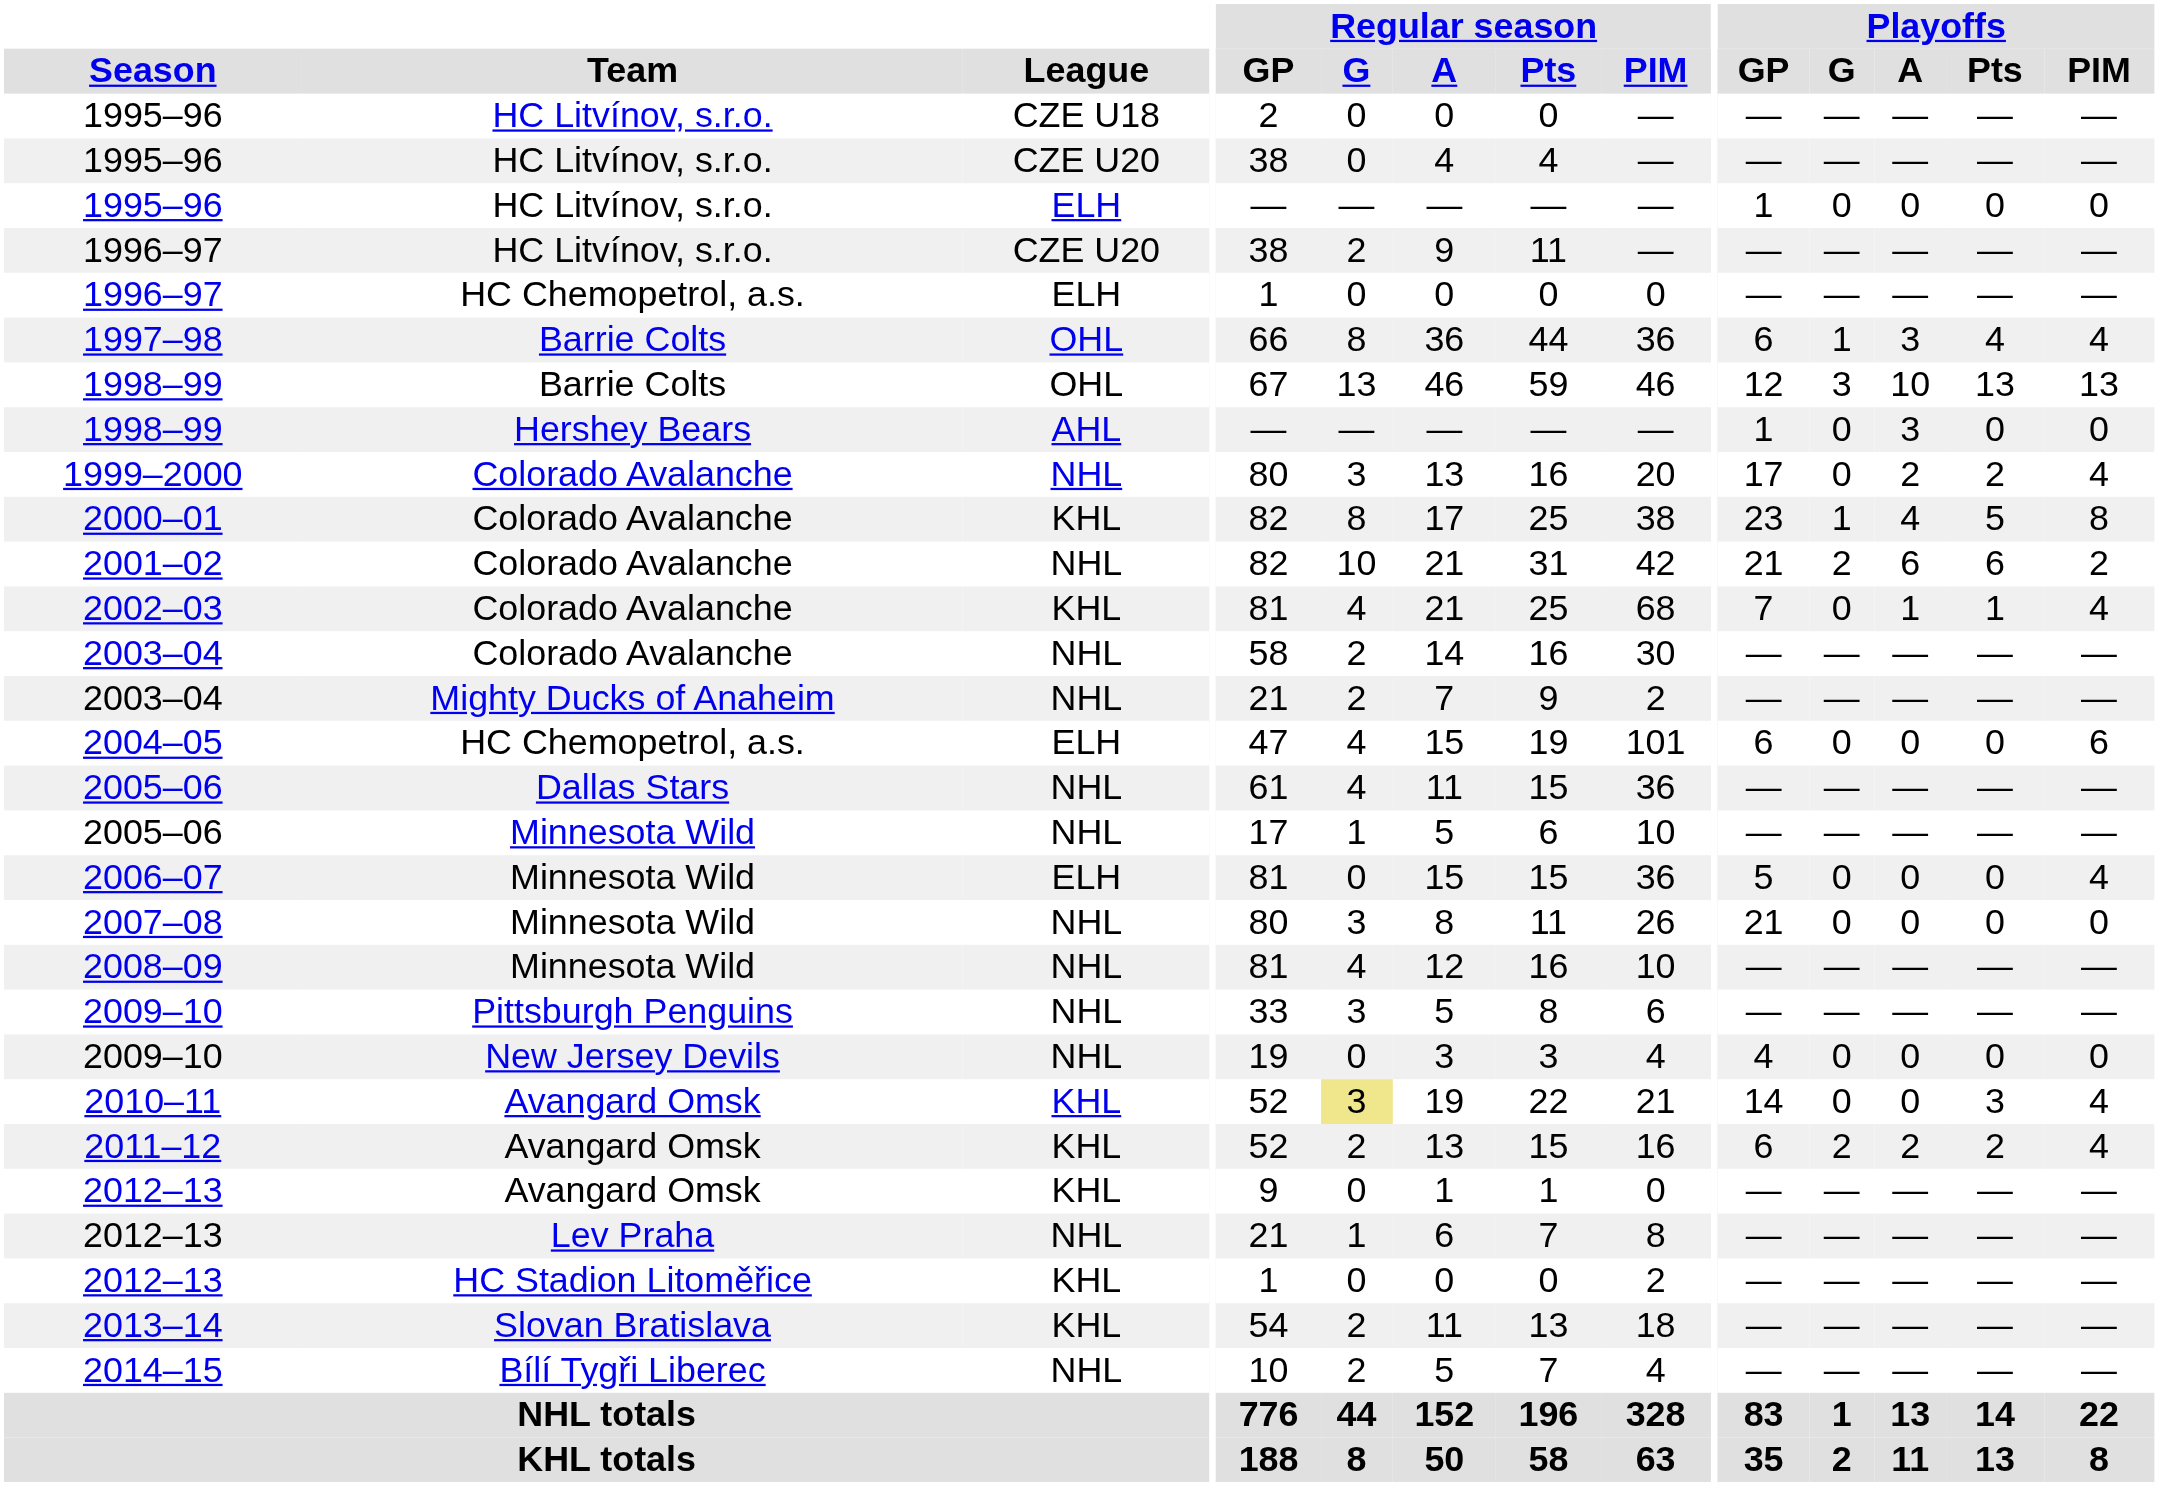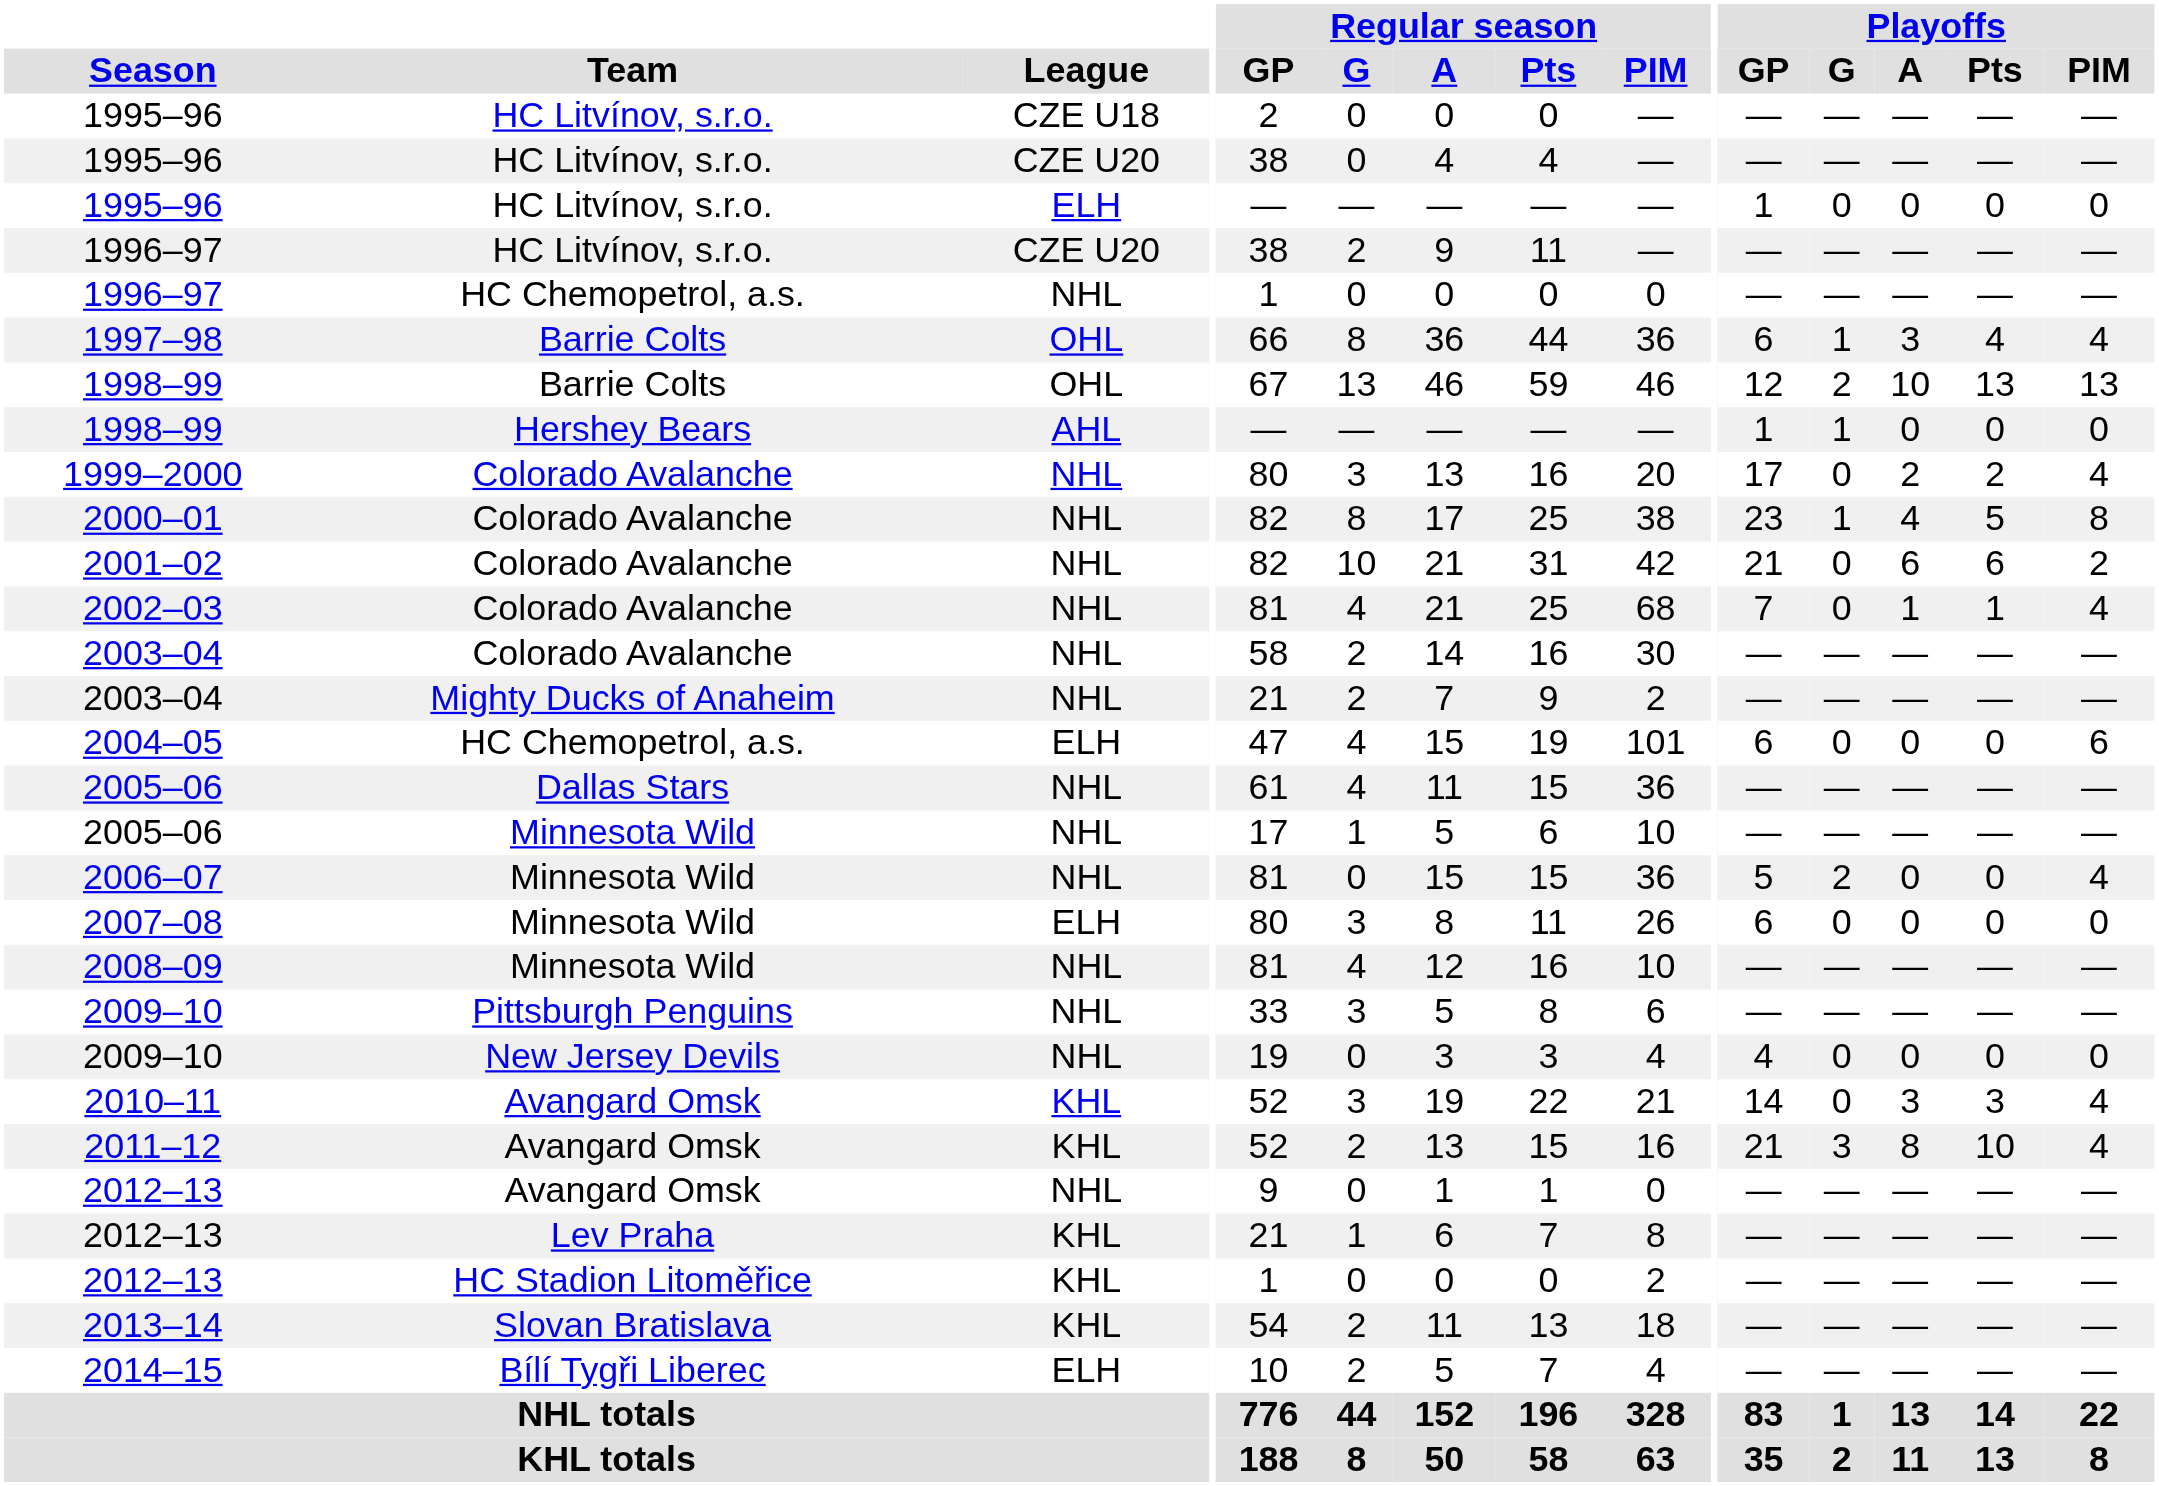(1086, 294) ELH -> (1086, 294) NHL
(1842, 384) 3 -> (1842, 384) 2
(1842, 428) 0 -> (1842, 428) 1
(1910, 428) 3 -> (1910, 428) 0
(1086, 518) KHL -> (1086, 518) NHL
(1842, 563) 2 -> (1842, 563) 0
(1086, 608) KHL -> (1086, 608) NHL
(1086, 876) ELH -> (1086, 876) NHL
(1842, 876) 0 -> (1842, 876) 2
(1086, 921) NHL -> (1086, 921) ELH
(1764, 921) 21 -> (1764, 921) 6
(1356, 1100) khaki background -> (1356, 1100) no background
(1910, 1100) 0 -> (1910, 1100) 3
(1764, 1145) 6 -> (1764, 1145) 21
(1842, 1145) 2 -> (1842, 1145) 3
(1910, 1145) 2 -> (1910, 1145) 8
(1995, 1145) 2 -> (1995, 1145) 10
(1086, 1190) KHL -> (1086, 1190) NHL
(1086, 1235) NHL -> (1086, 1235) KHL
(1086, 1369) NHL -> (1086, 1369) ELH
